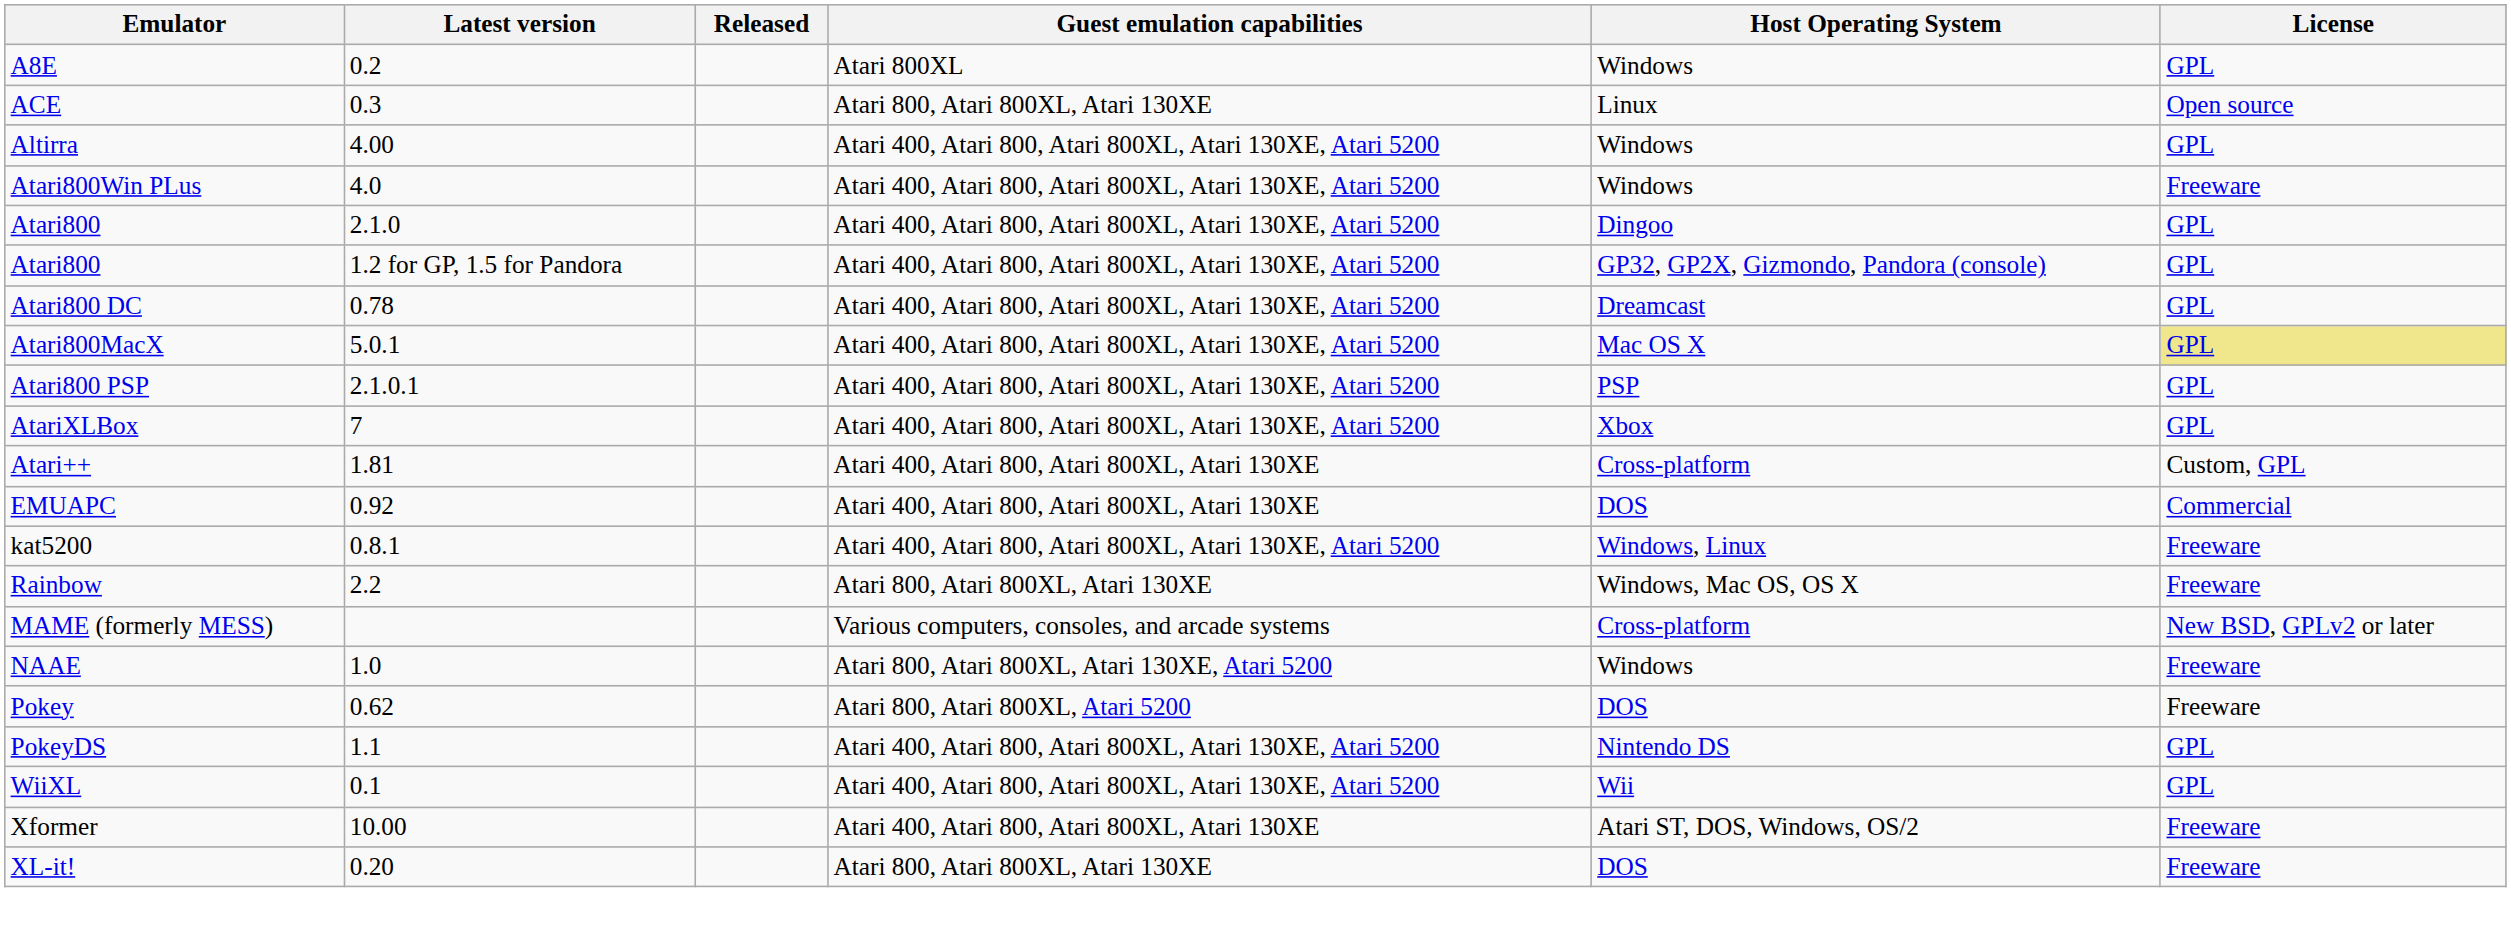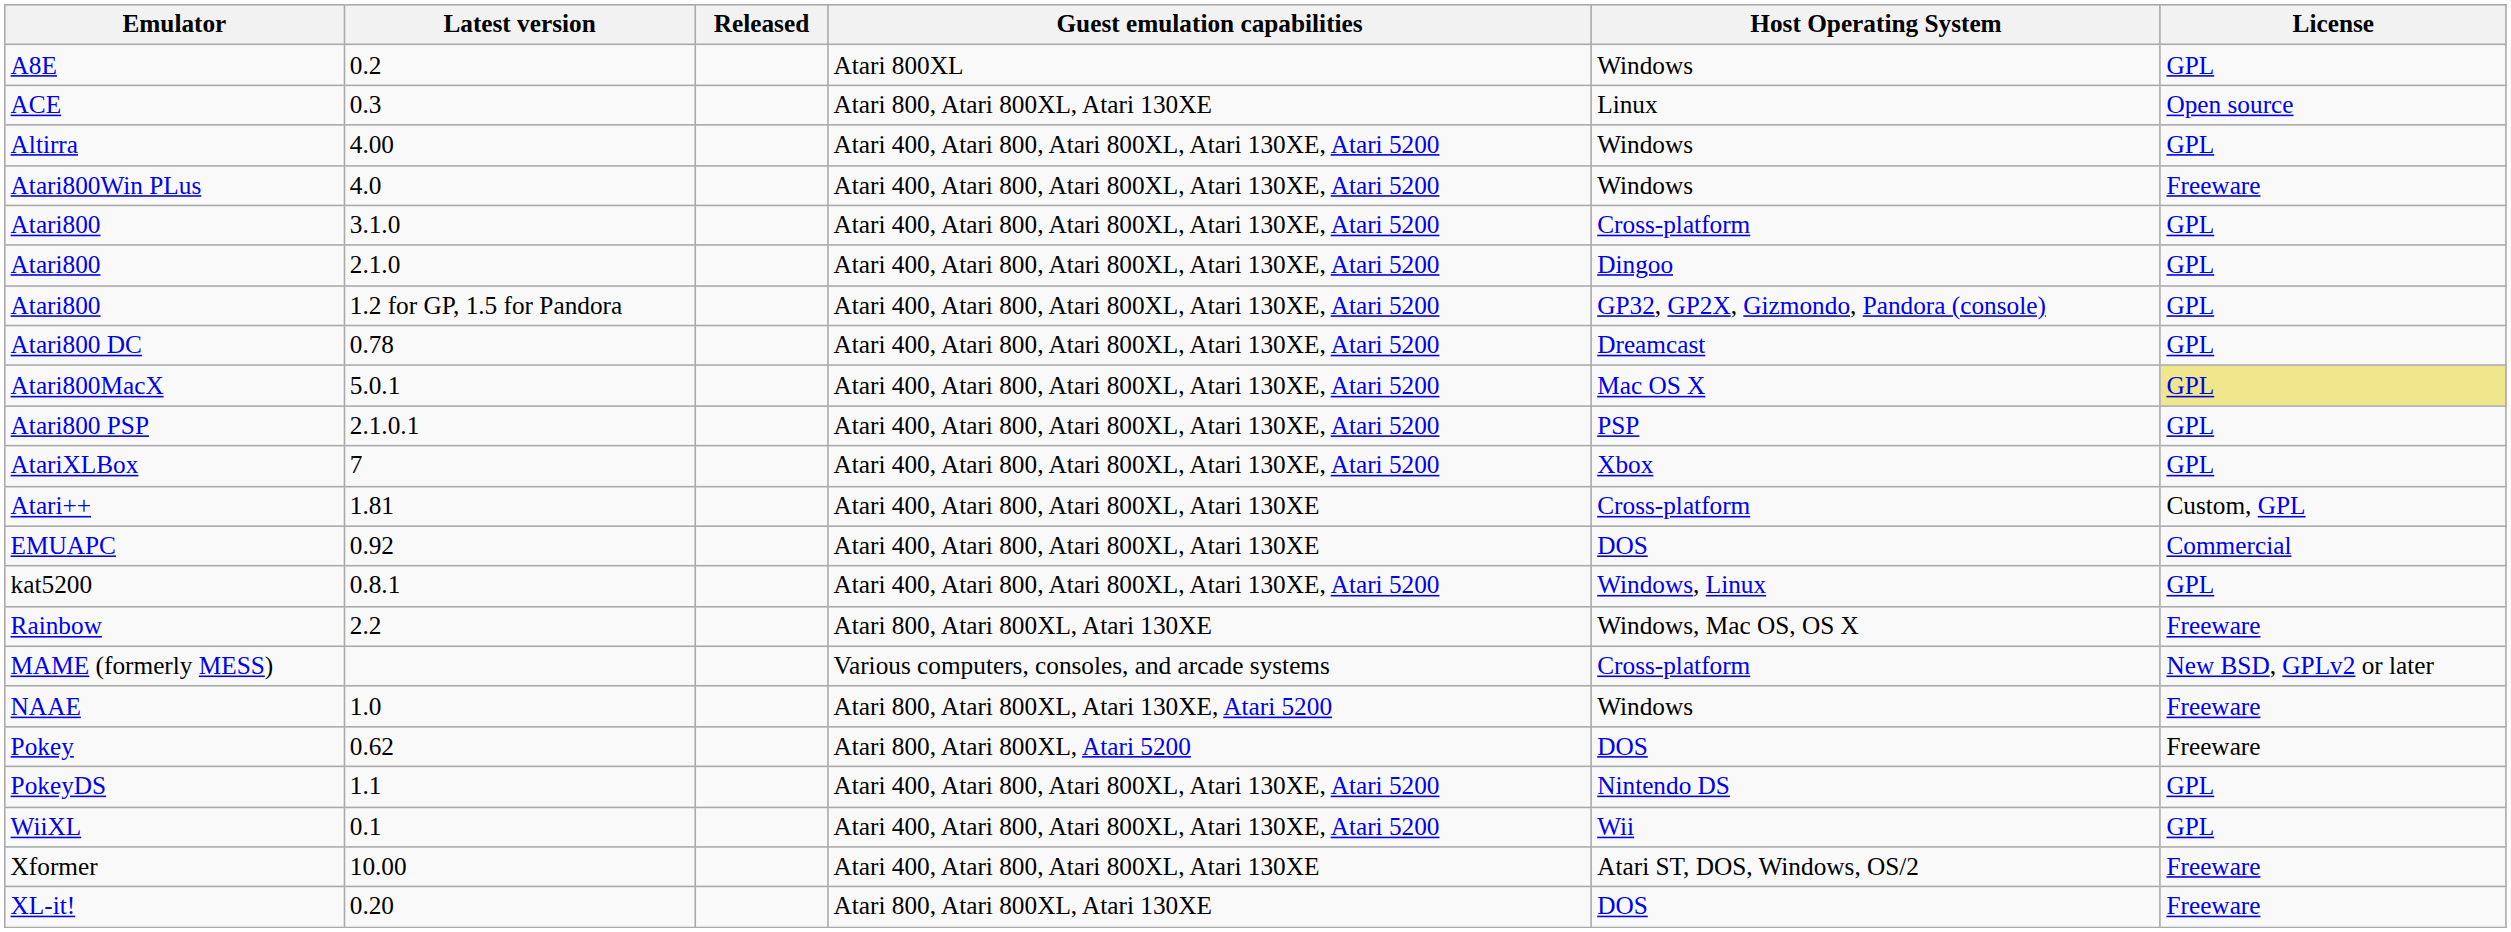+ row: (56, 225)
(2213, 545) Freeware -> (2190, 585) GPL
